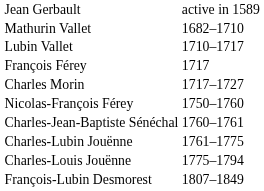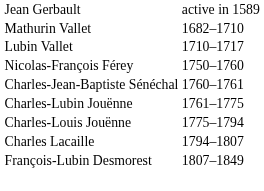- row: (46, 66)
- row: (45, 85)
+ row: (49, 141)
